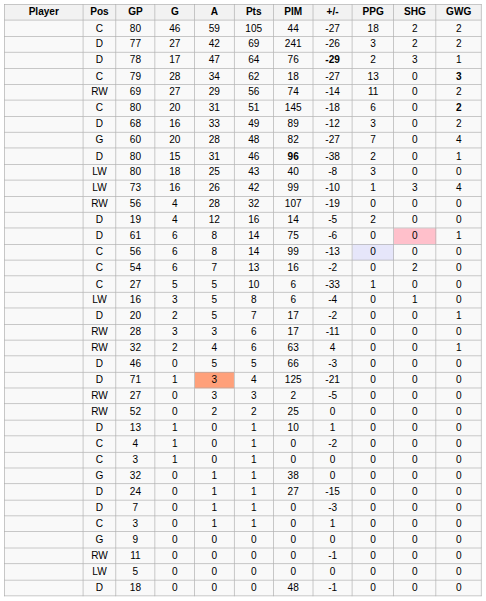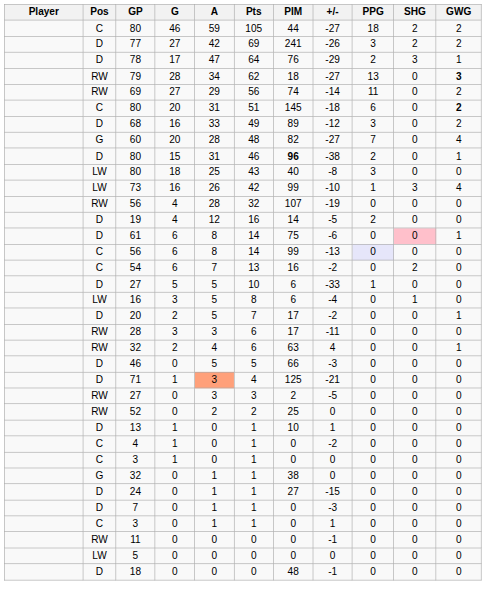(333, 60) bold -> (333, 60) normal
(99, 76) C -> (99, 76) RW
(99, 284) C -> (99, 284) D
- row: (135, 540)
